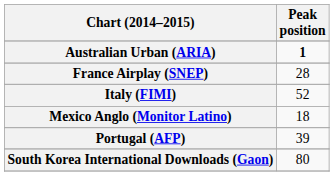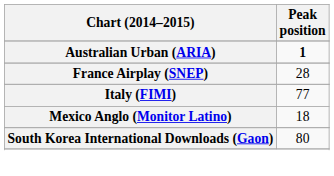(303, 95) 52 -> (303, 95) 77
- row: (140, 138)
